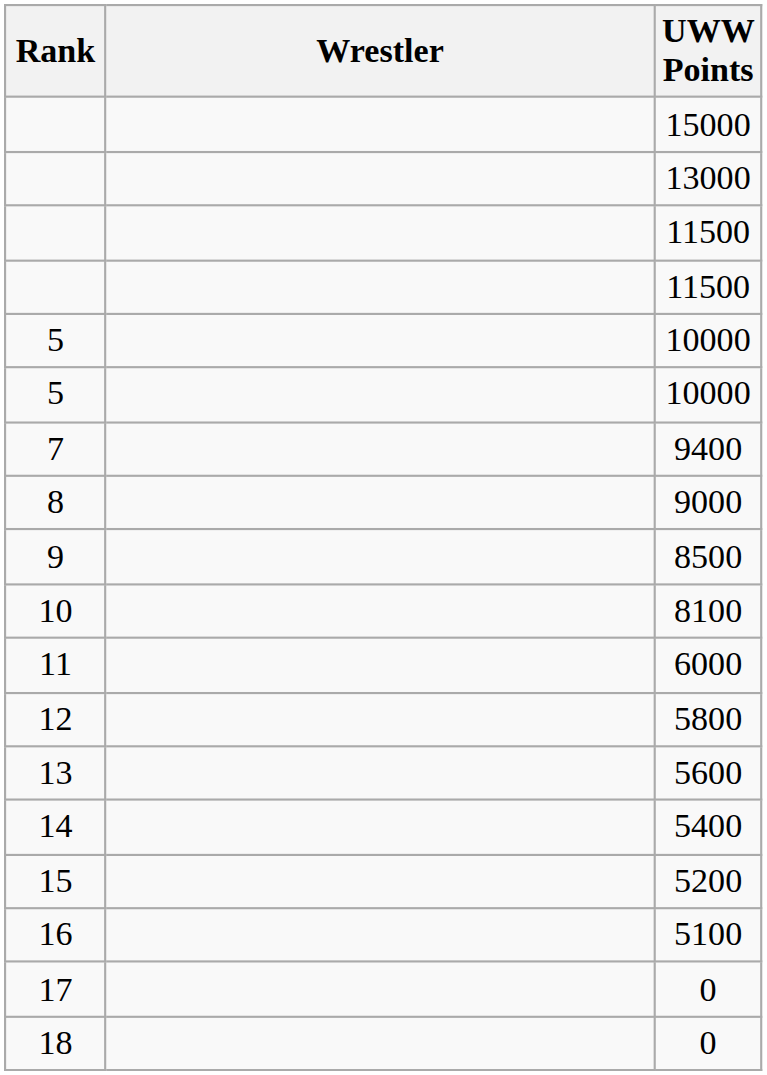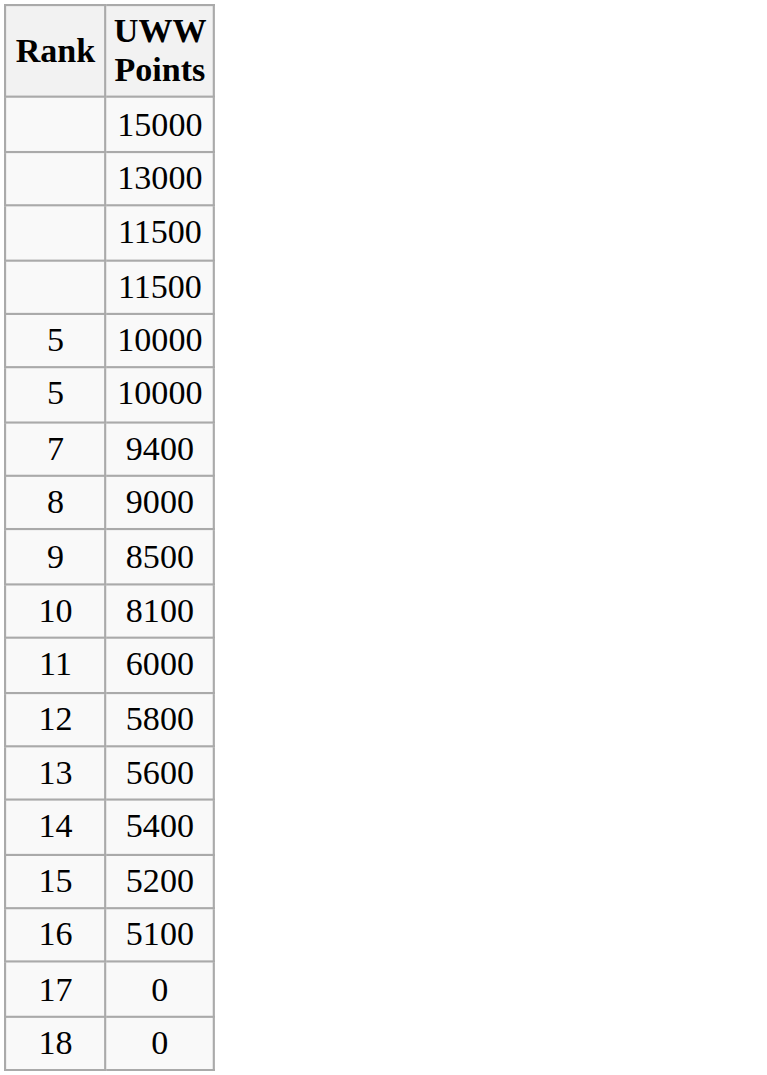- column: (380, 50)
